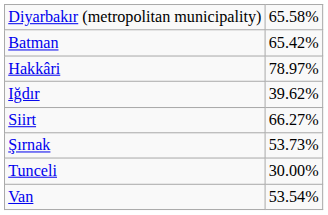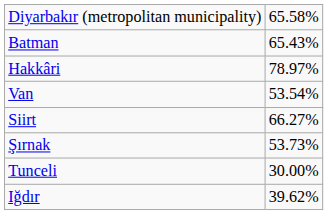(294, 42) 65.42% -> (294, 42) 65.43%
rows swapped: (24, 94) <-> (21, 196)
